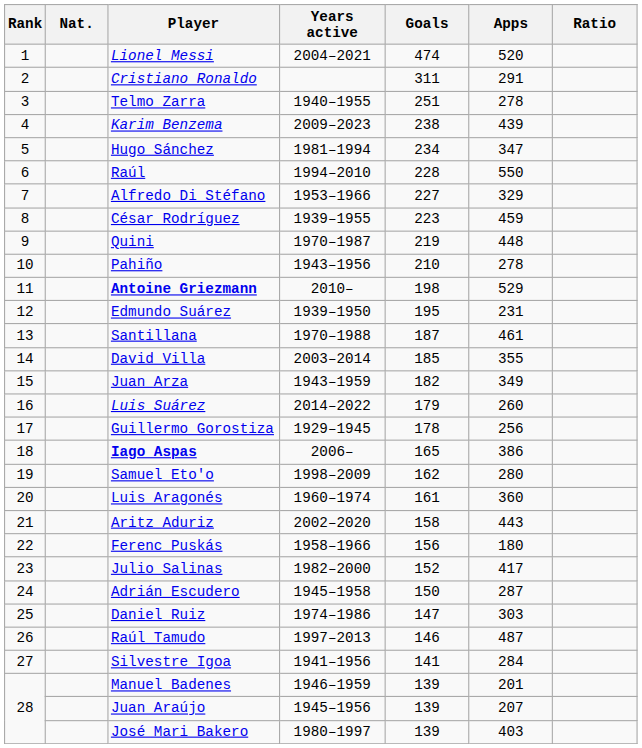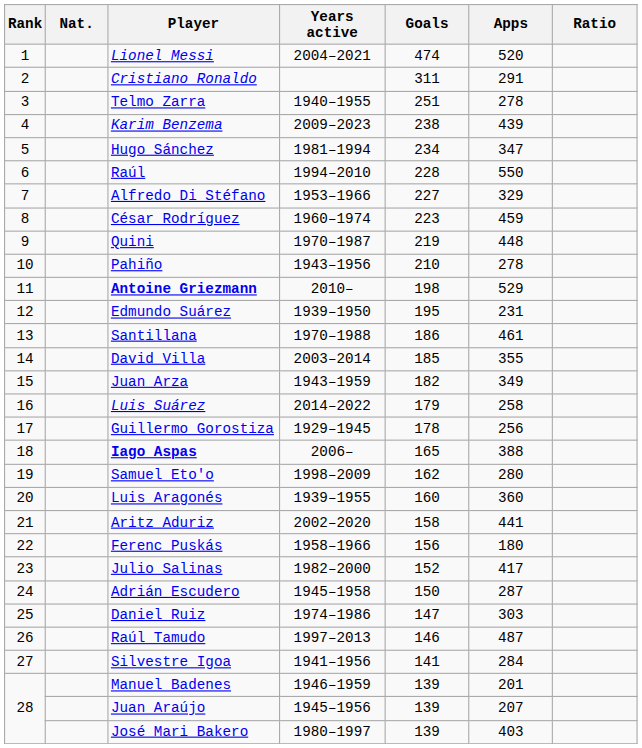(332, 219) 1939–1955 -> (332, 219) 1960–1974
(427, 336) 187 -> (427, 336) 186
(511, 406) 260 -> (511, 406) 258
(511, 452) 386 -> (511, 452) 388
(332, 499) 1960–1974 -> (332, 499) 1939–1955
(427, 499) 161 -> (427, 499) 160
(511, 522) 443 -> (511, 522) 441
